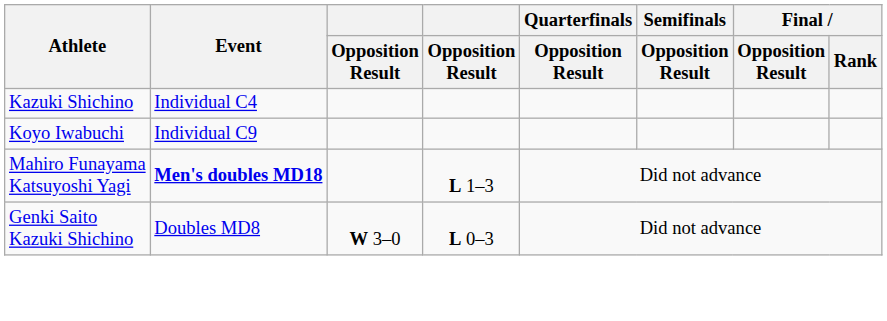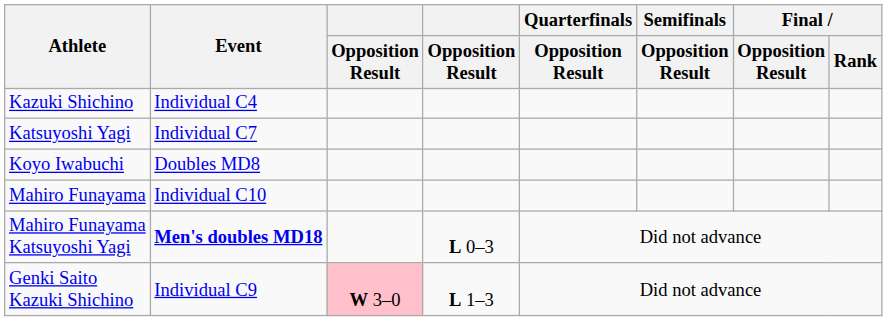+ row: (70, 134)
(206, 134) Individual C9 -> (207, 164) Doubles MD8
+ row: (77, 195)
(471, 186) L 1–3 -> (471, 247) L 0–3
(207, 228) Doubles MD8 -> (206, 289) Individual C9
(375, 239) no background -> (375, 300) pink background
(471, 239) L 0–3 -> (471, 300) L 1–3
